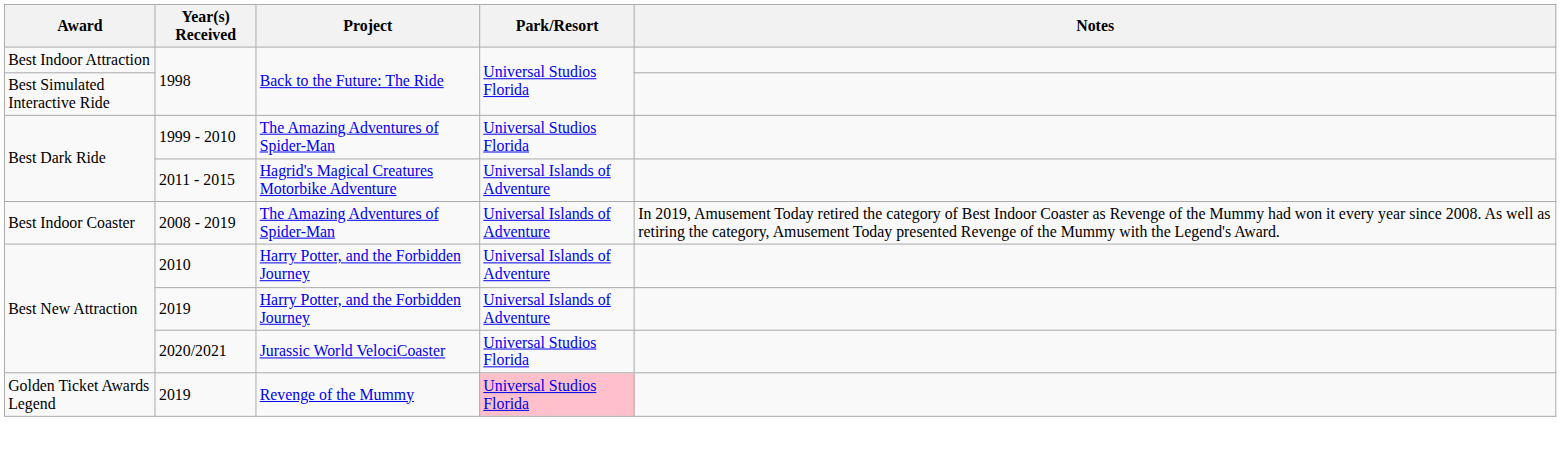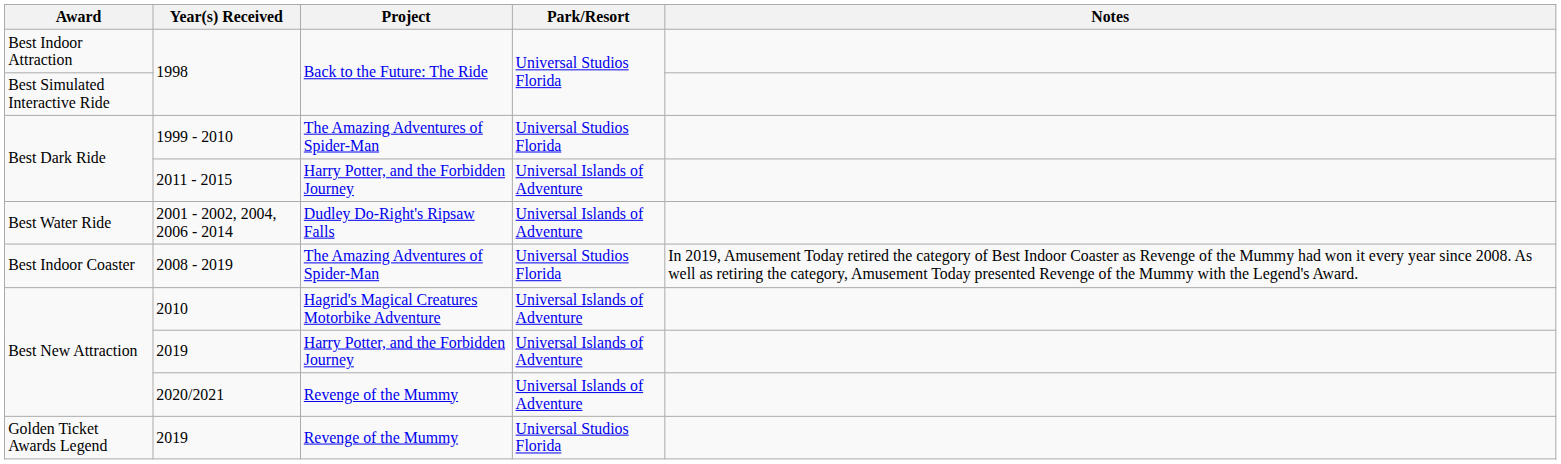(346, 179) Hagrid's Magical Creatures Motorbike Adventure -> (404, 179) Harry Potter, and the Forbidden Journey
+ row: (60, 222)
(547, 222) Universal Islands of Adventure -> (572, 265) Universal Studios Florida
(360, 265) Harry Potter, and the Forbidden Journey -> (391, 308) Hagrid's Magical Creatures Motorbike Adventure
(352, 351) Jurassic World VelociCoaster -> (381, 394) Revenge of the Mummy
(540, 351) Universal Studios Florida -> (579, 394) Universal Islands of Adventure
(540, 394) pink background -> (572, 437) no background
